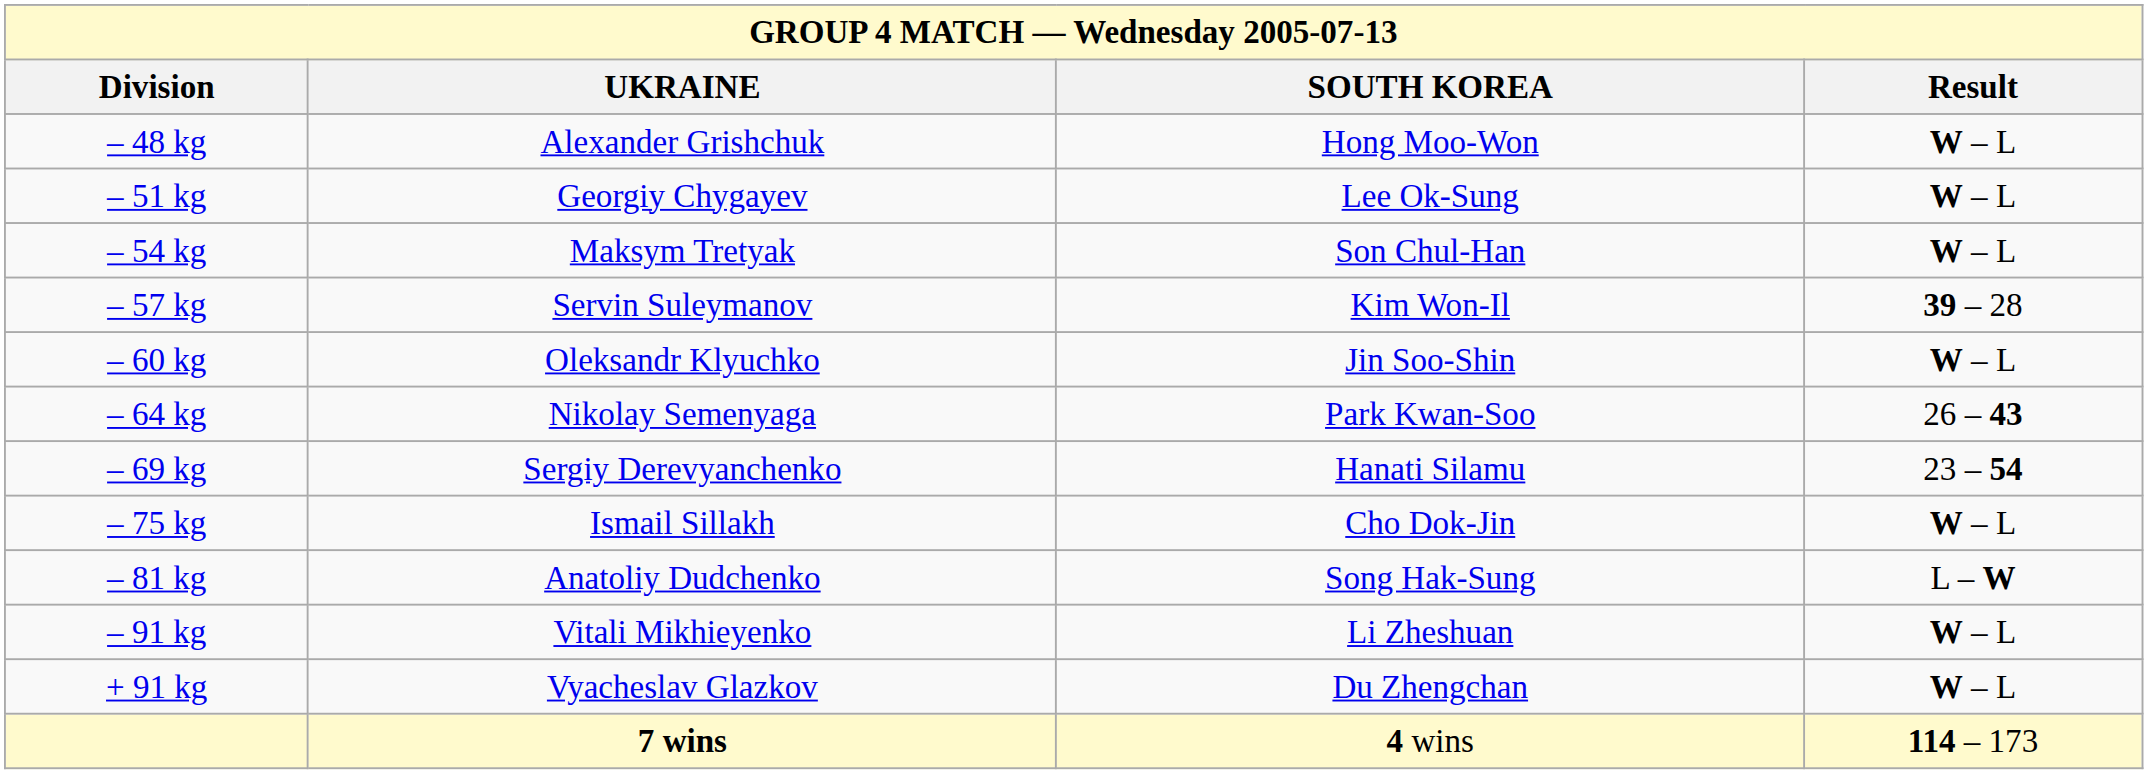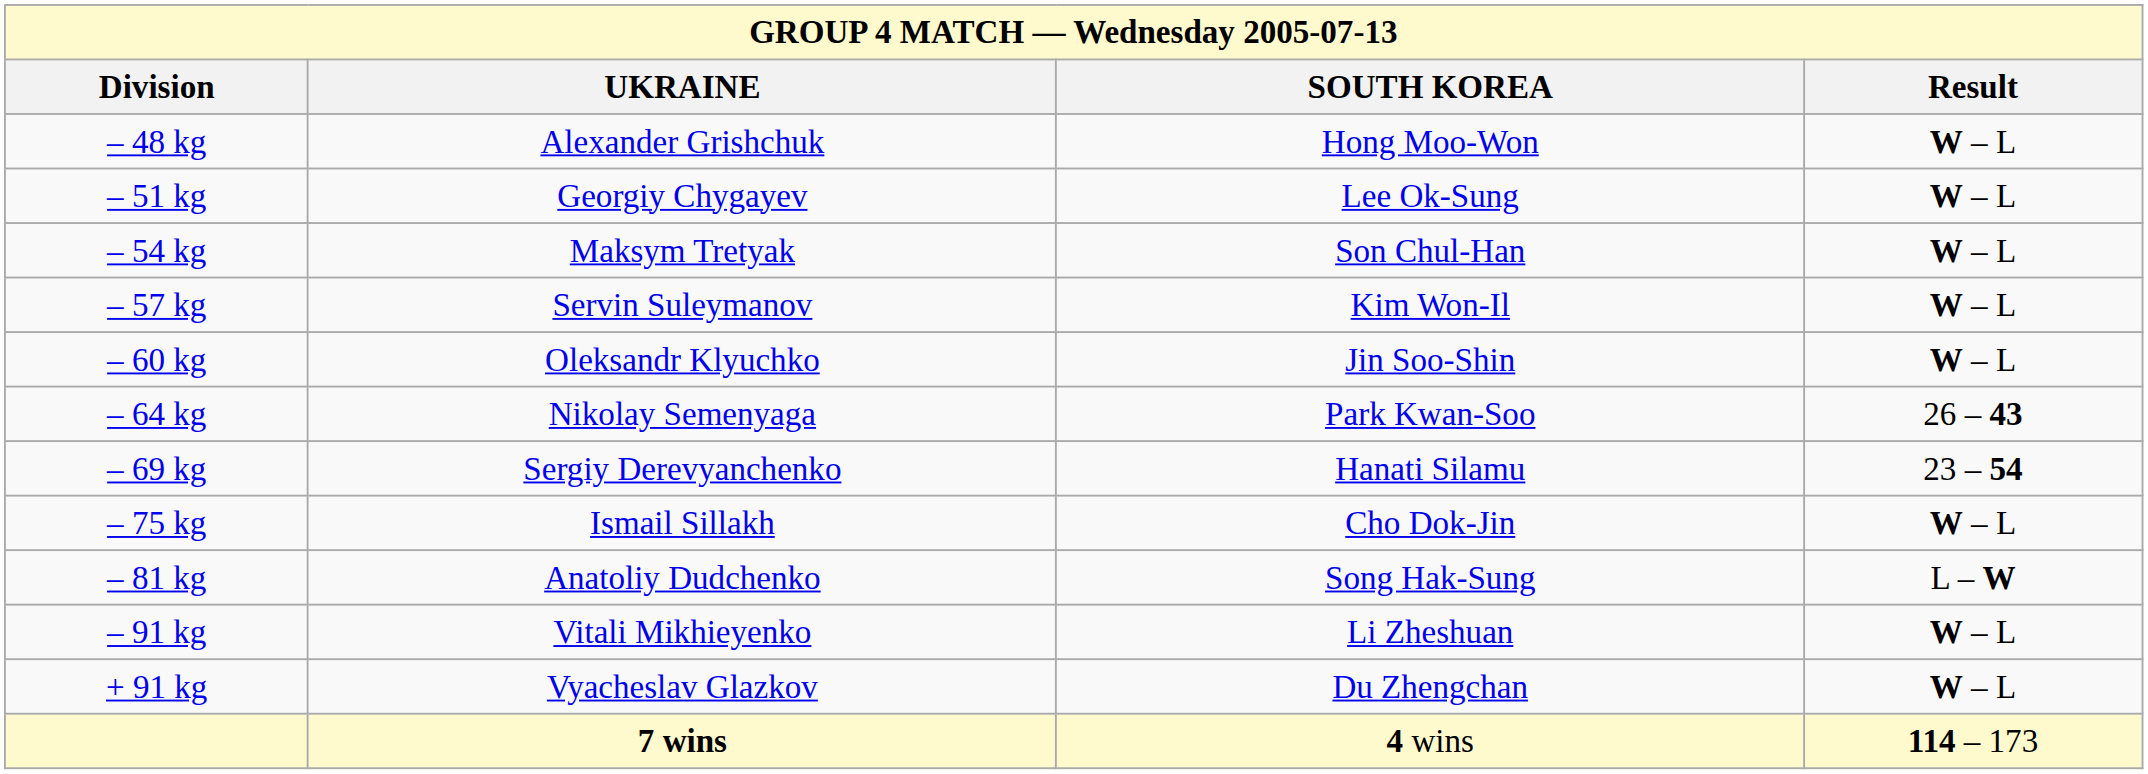(1973, 304) 39 – 28 -> (1973, 304) W – L
